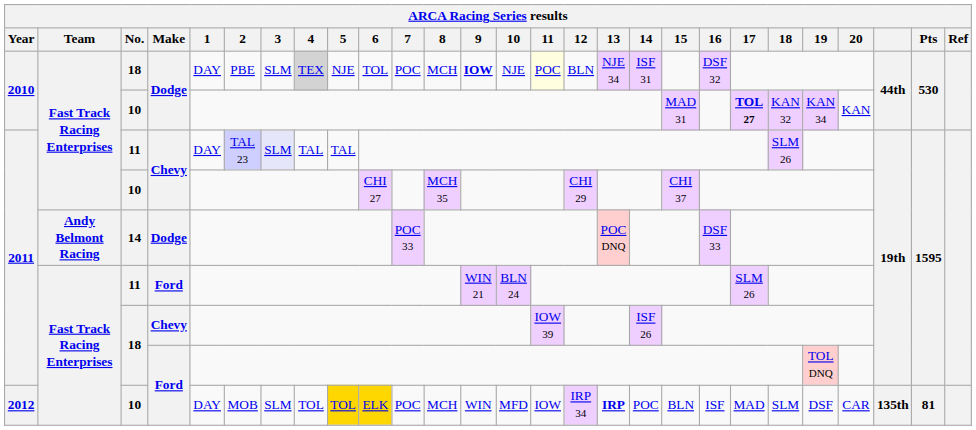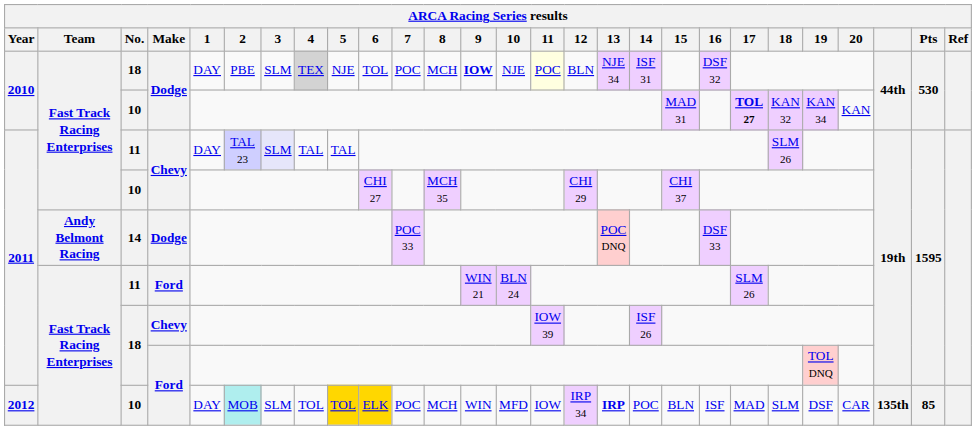(243, 404) no background -> (243, 404) paleturquoise background
(928, 404) 81 -> (928, 404) 85
